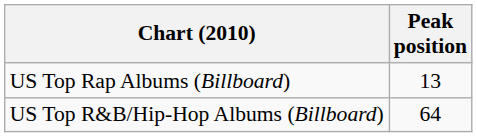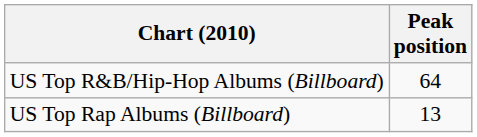rows swapped: (197, 114) <-> (150, 80)
